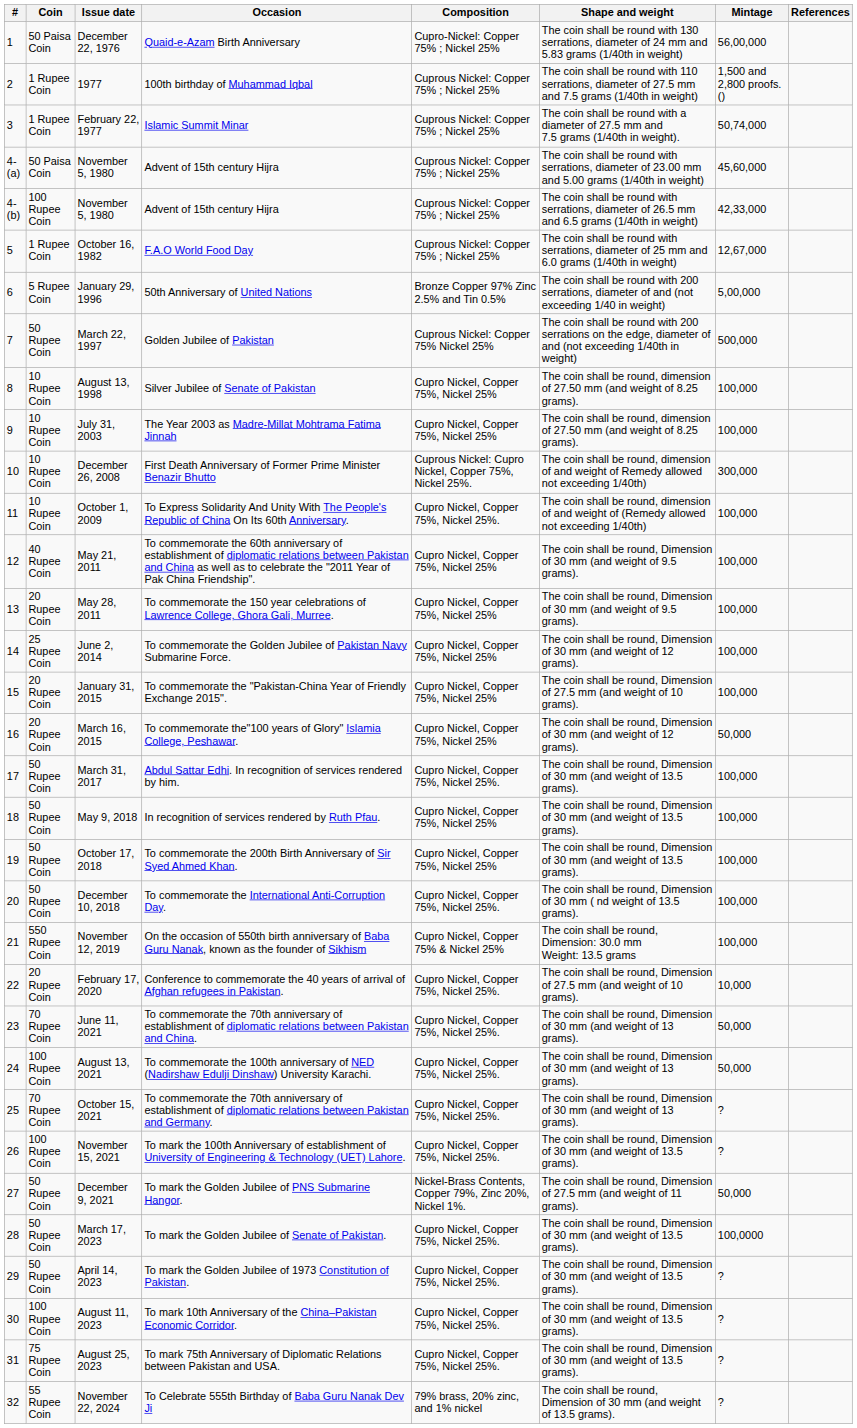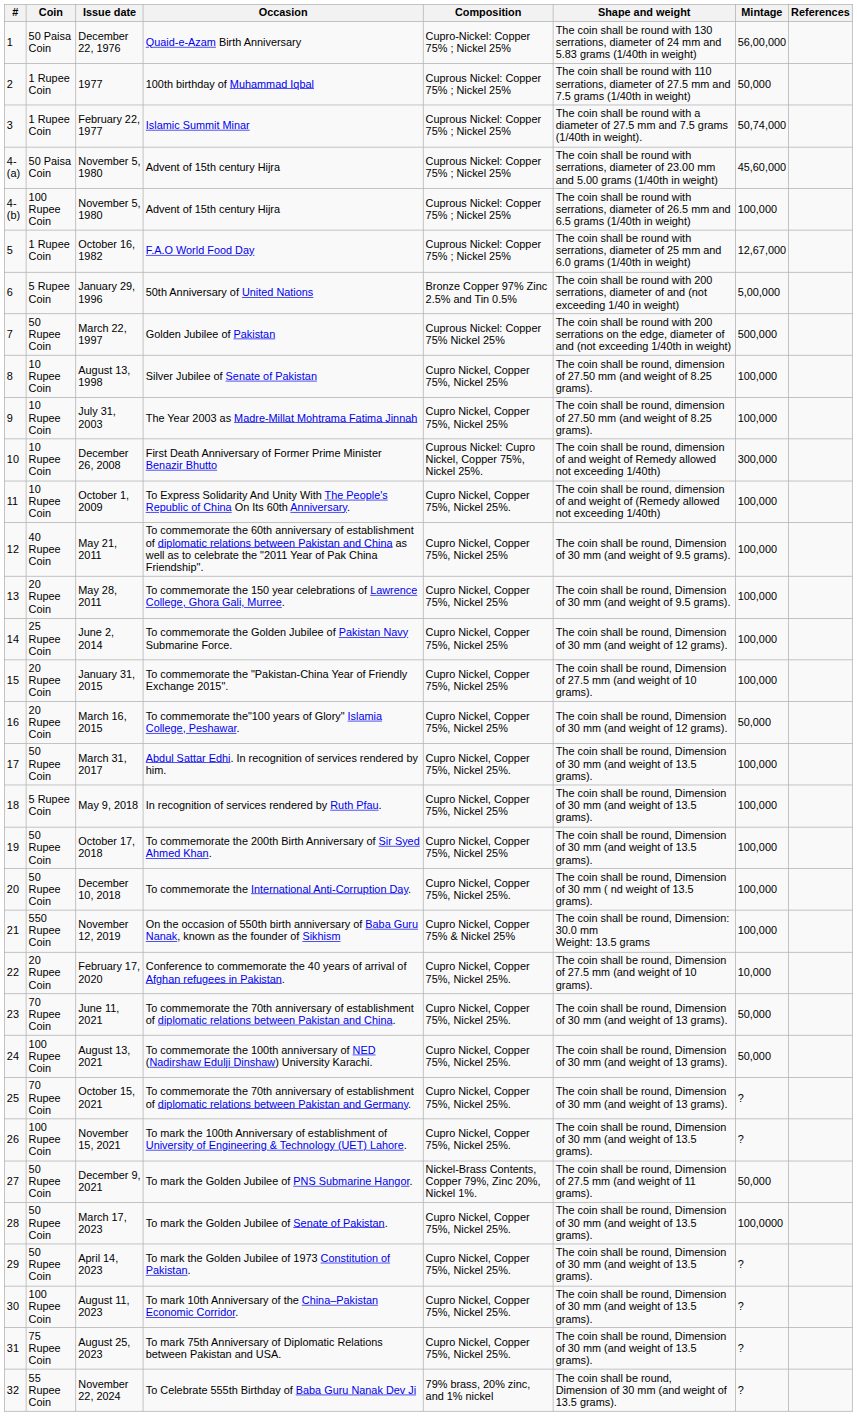(750, 84) 1,500 and 2,800 proofs. () -> (754, 84) 50,000
(742, 209) 42,33,000 -> (757, 209) 100,000
(44, 818) 50 Rupee Coin -> (49, 806) 5 Rupee Coin
